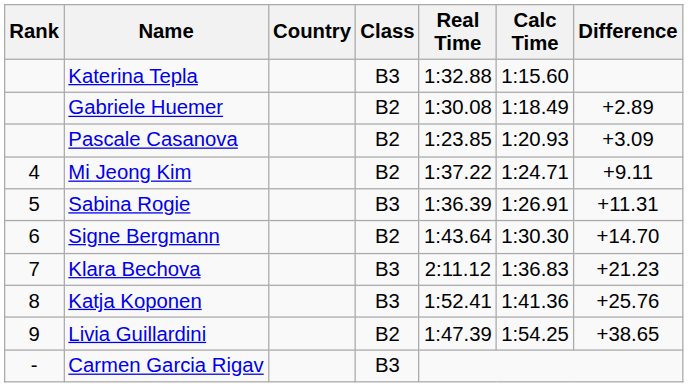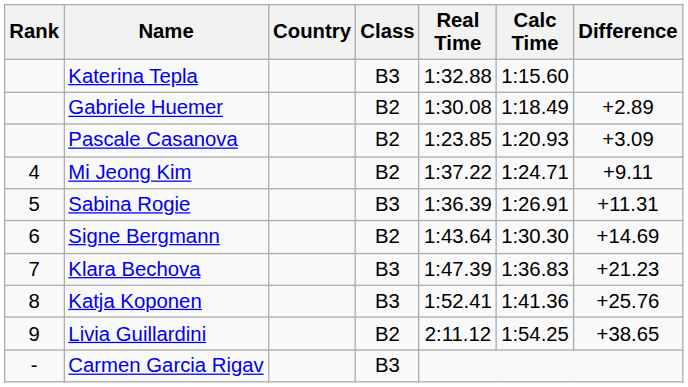(628, 236) +14.70 -> (628, 236) +14.69
(458, 269) 2:11.12 -> (458, 269) 1:47.39
(458, 333) 1:47.39 -> (458, 333) 2:11.12
